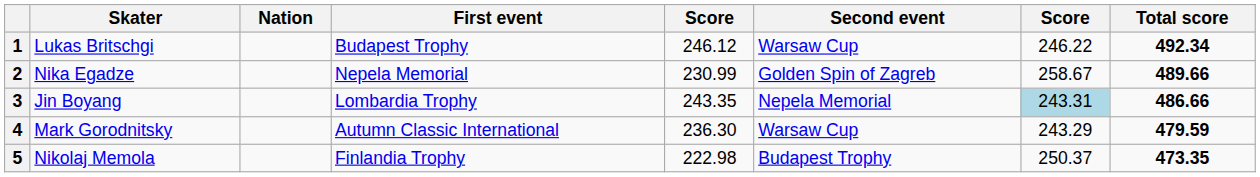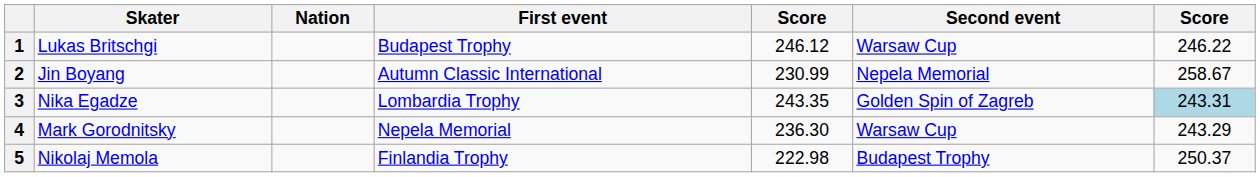- column: (1182, 18)
(84, 74) Nika Egadze -> (81, 74) Jin Boyang
(402, 74) Nepela Memorial -> (490, 74) Autumn Classic International
(847, 74) Golden Spin of Zagreb -> (923, 74) Nepela Memorial
(78, 102) Jin Boyang -> (88, 102) Nika Egadze
(825, 102) Nepela Memorial -> (945, 102) Golden Spin of Zagreb
(447, 130) Autumn Classic International -> (444, 130) Nepela Memorial
